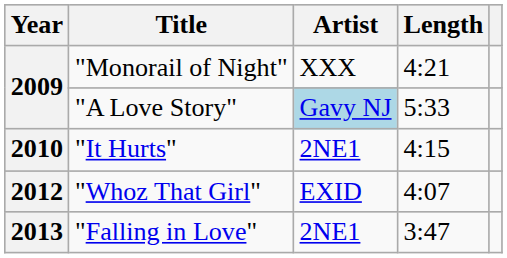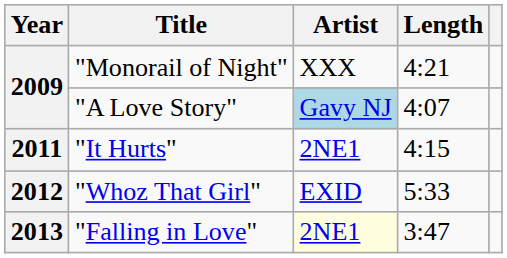(427, 107) 5:33 -> (427, 107) 4:07
(37, 149) 2010 -> (37, 149) 2011
(427, 190) 4:07 -> (427, 190) 5:33
(330, 231) no background -> (330, 231) lightyellow background
